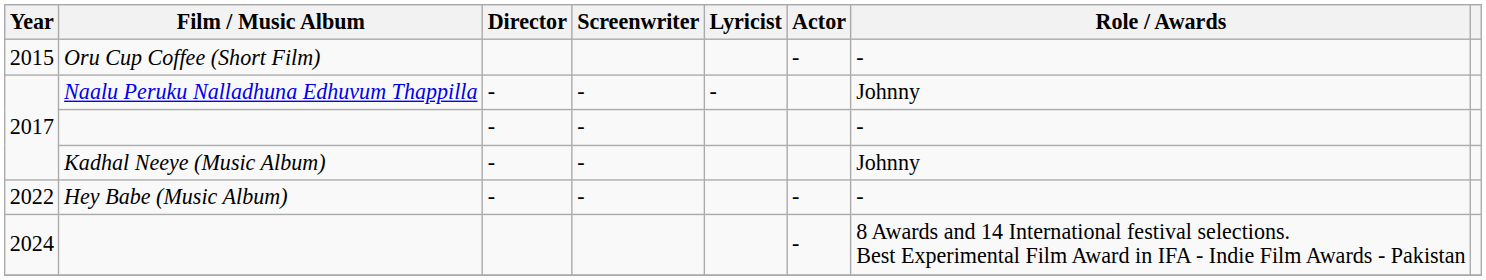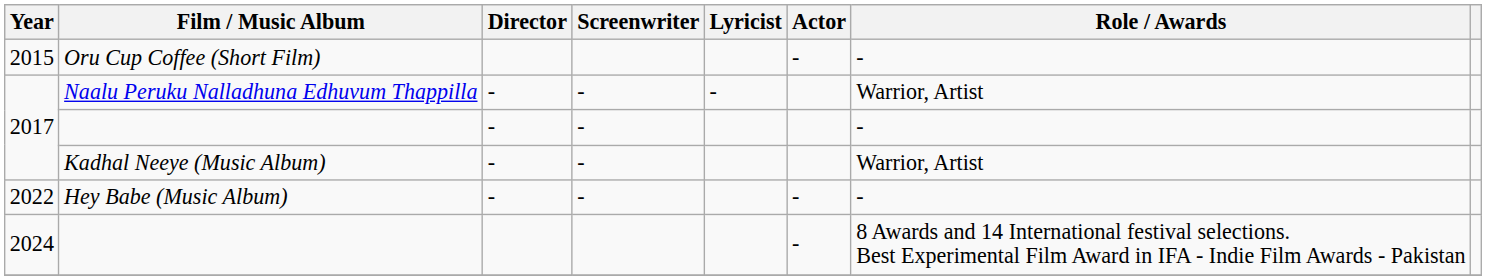(888, 92) Johnny -> (920, 92) Warrior, Artist
(888, 162) Johnny -> (920, 162) Warrior, Artist
